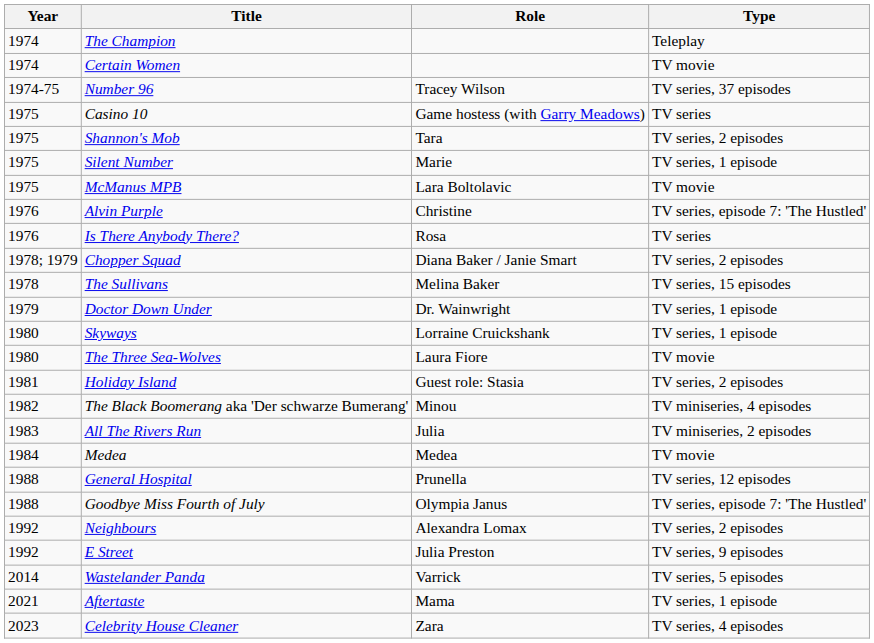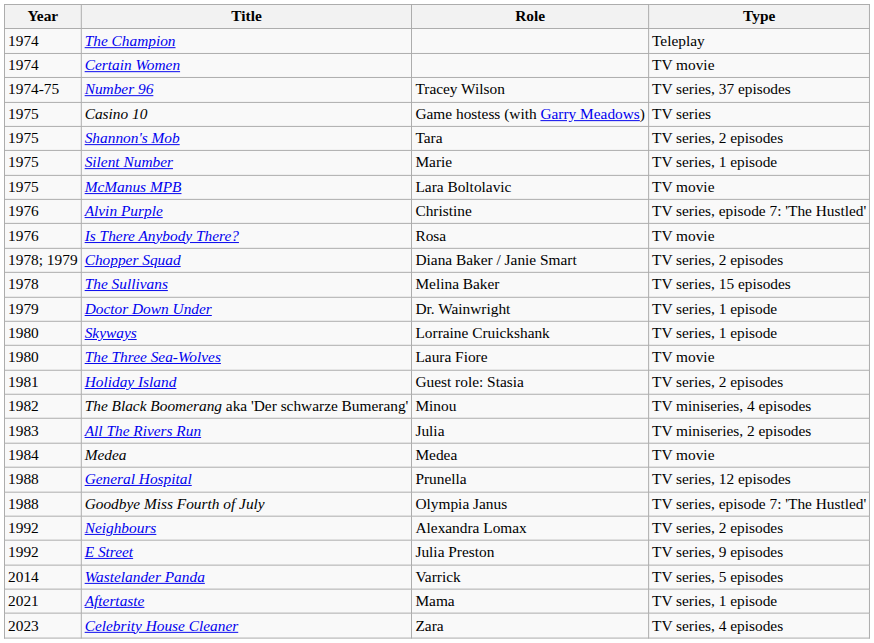(682, 235) TV series -> (683, 235) TV movie
